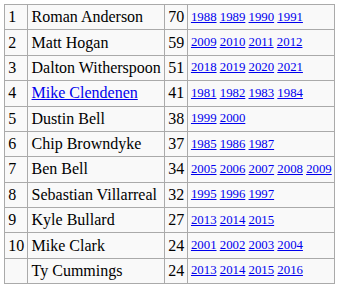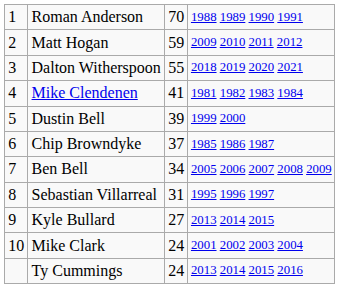(176, 67) 51 -> (176, 67) 55
(176, 118) 38 -> (176, 118) 39
(176, 194) 32 -> (176, 194) 31
